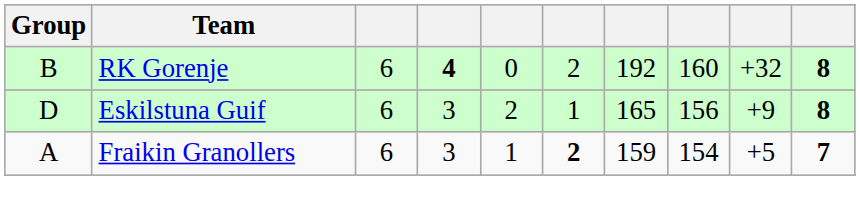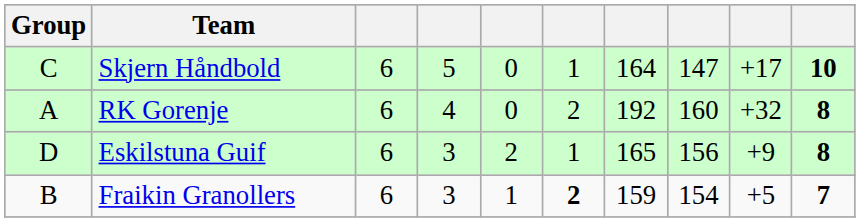+ row: (189, 68)
(49, 68) B -> (49, 110) A
(449, 68) bold -> (449, 110) normal
(49, 152) A -> (49, 195) B
